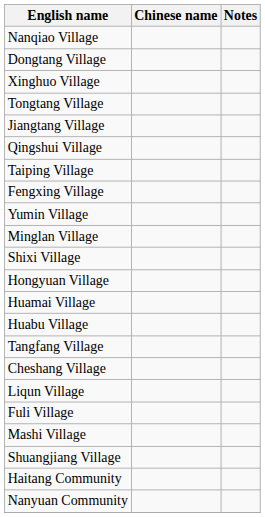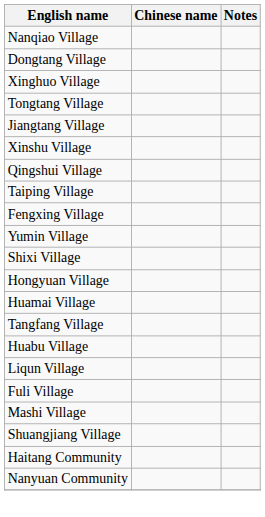+ row: (49, 147)
- row: (53, 236)
rows swapped: (48, 324) <-> (56, 346)
- row: (57, 368)
